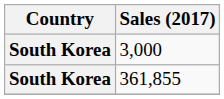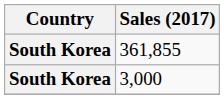rows swapped: (150, 79) <-> (141, 49)
